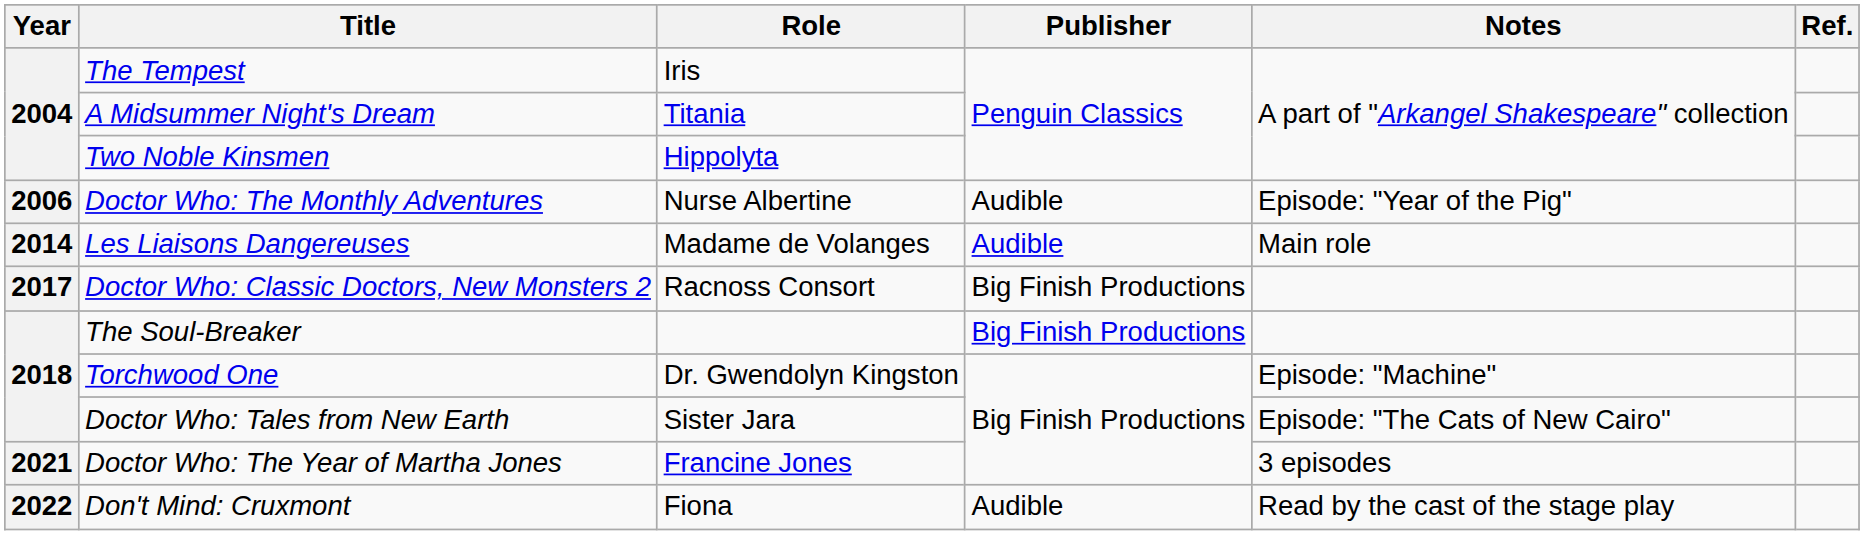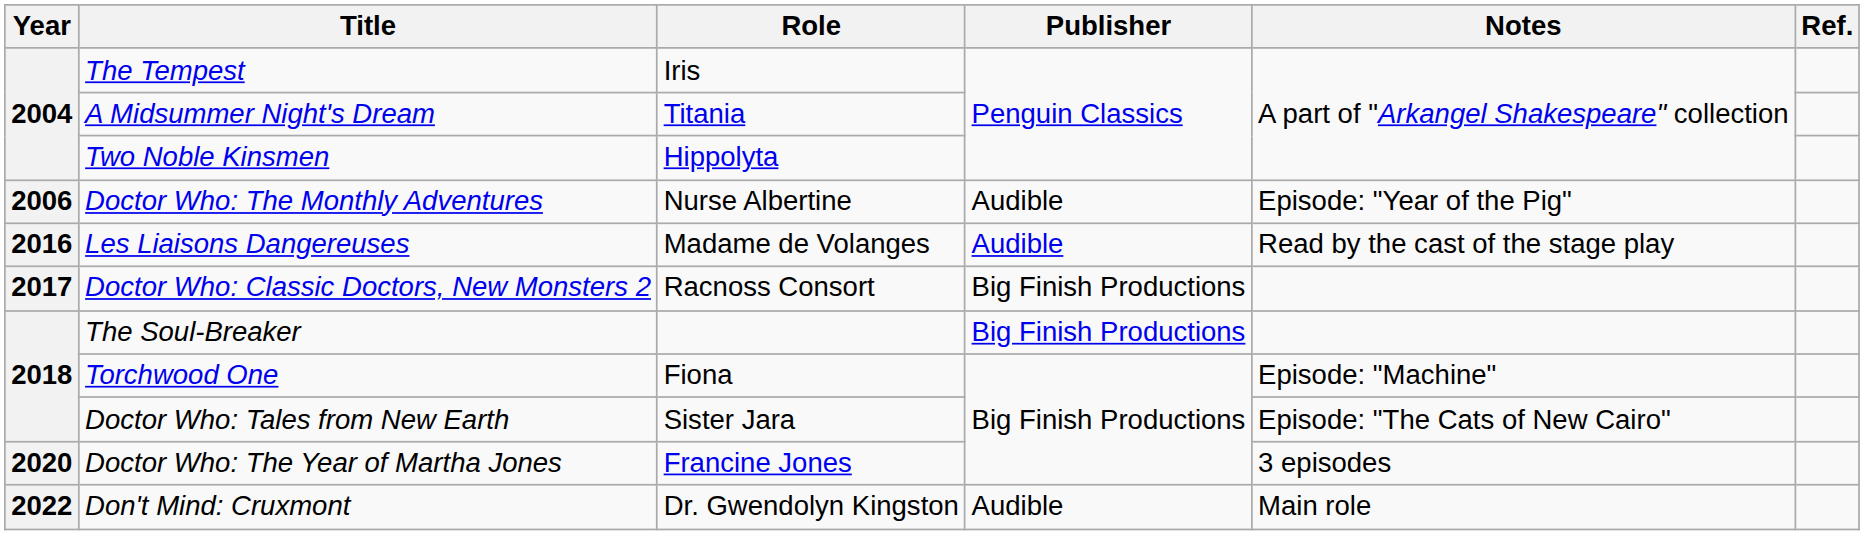(42, 244) 2014 -> (42, 244) 2016
(1315, 244) Main role -> (1466, 244) Read by the cast of the stage play
(811, 375) Dr. Gwendolyn Kingston -> (698, 375) Fiona
(42, 462) 2021 -> (42, 462) 2020
(698, 506) Fiona -> (811, 506) Dr. Gwendolyn Kingston
(1466, 506) Read by the cast of the stage play -> (1315, 506) Main role
